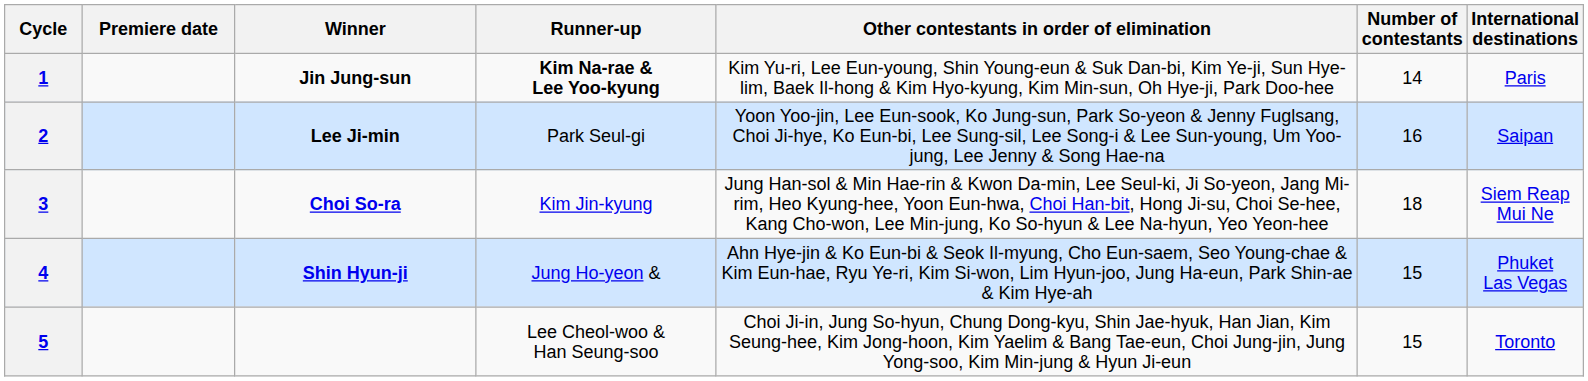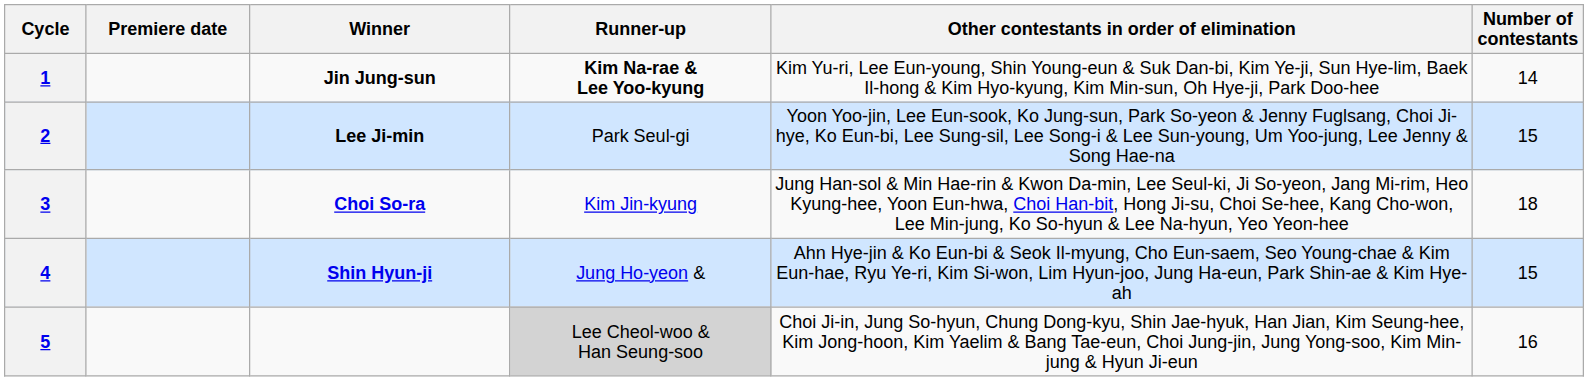- column: (1525, 29)
(1412, 136) 16 -> (1528, 136) 15
(596, 341) no background -> (641, 341) lightgrey background
(1412, 341) 15 -> (1528, 341) 16
